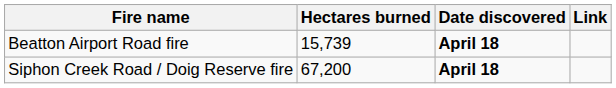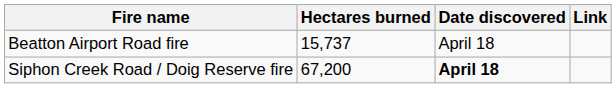(326, 43) 15,739 -> (326, 43) 15,737
(469, 43) bold -> (466, 43) normal
